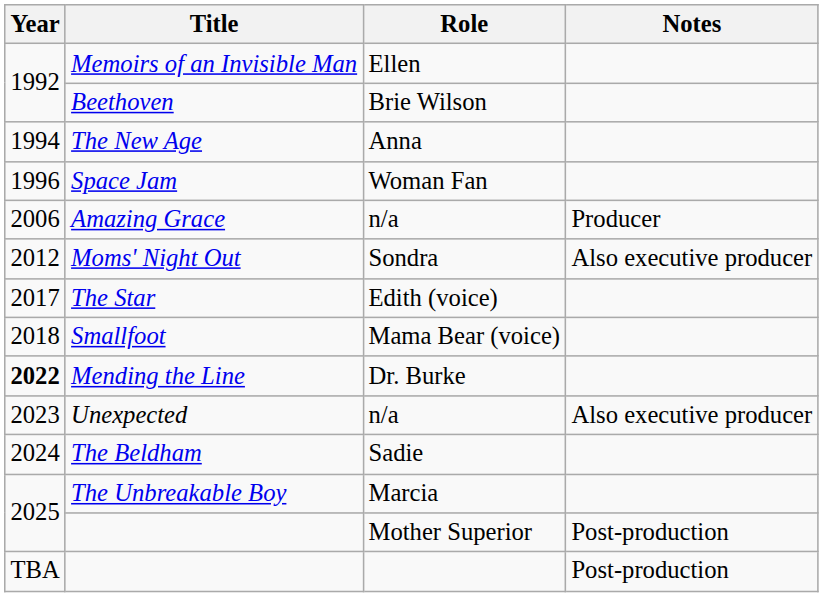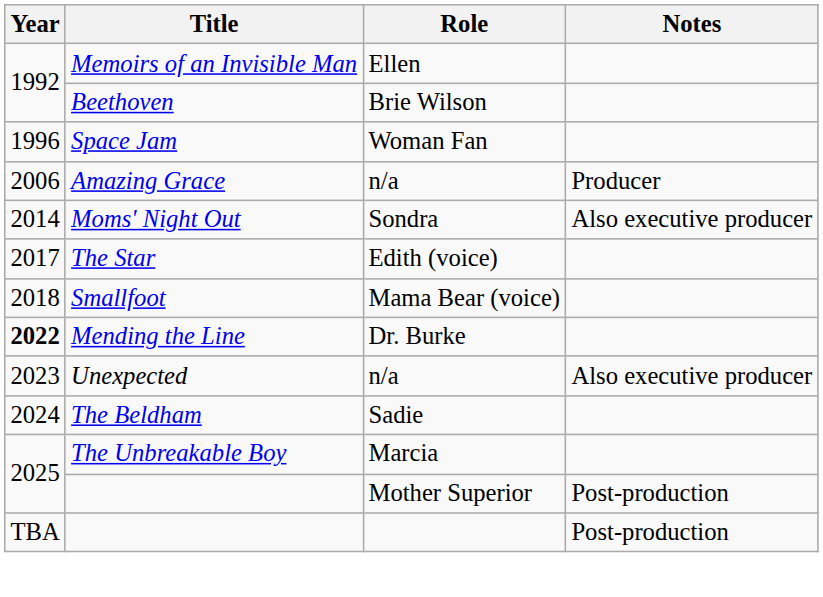- row: (137, 141)
(35, 258) 2012 -> (35, 219) 2014
